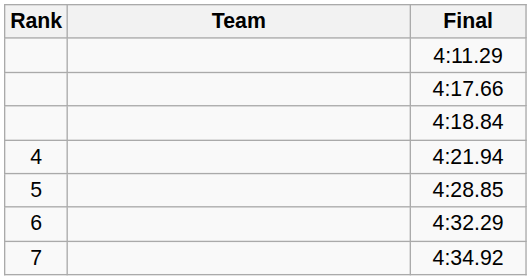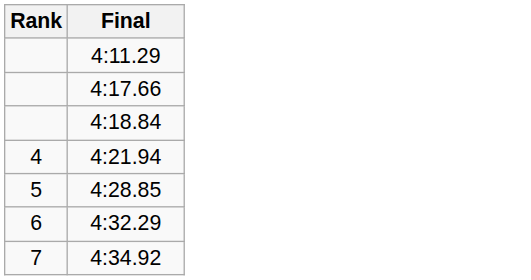- column: (239, 21)
